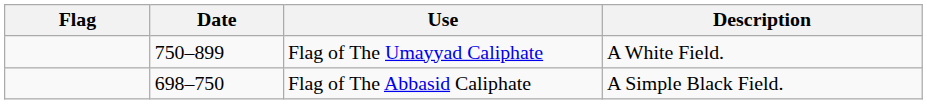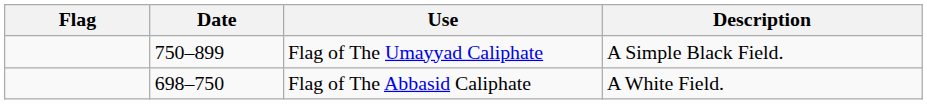(666, 51) A White Field. -> (695, 51) A Simple Black Field.
(695, 83) A Simple Black Field. -> (666, 83) A White Field.
